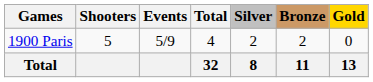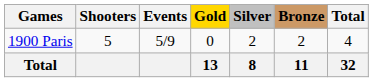columns swapped: (349, 16) <-> (211, 16)
